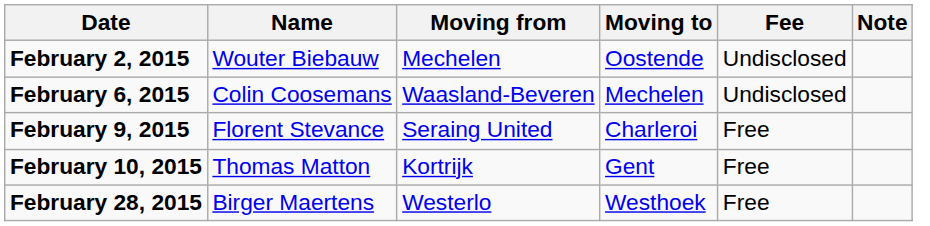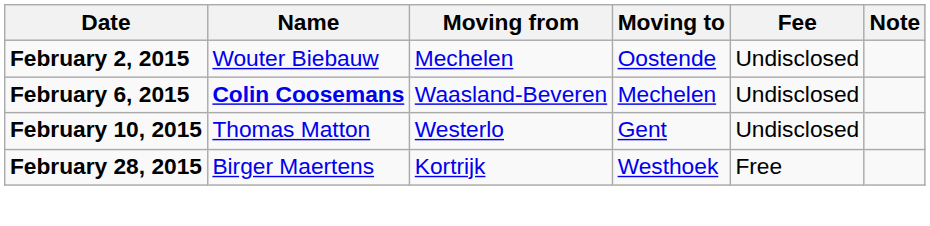(302, 94) normal -> (308, 94) bold
- row: (100, 130)
(438, 166) Kortrijk -> (459, 130) Westerlo
(746, 166) Free -> (797, 130) Undisclosed
(447, 202) Westerlo -> (450, 166) Kortrijk
